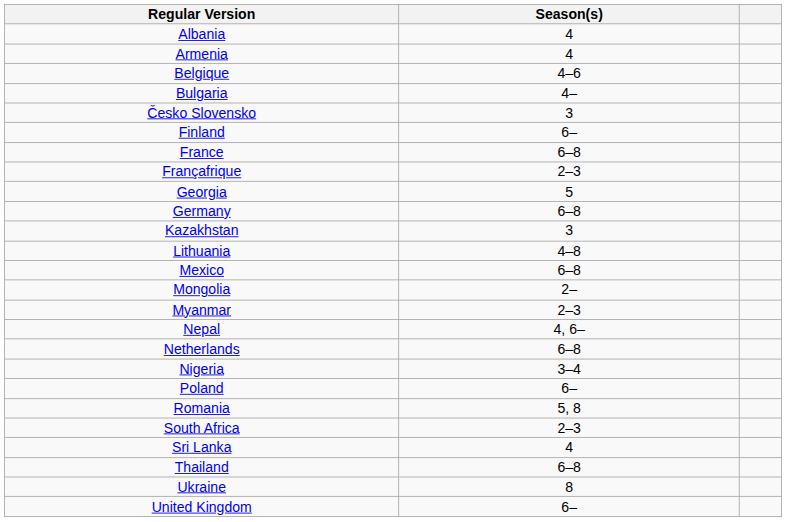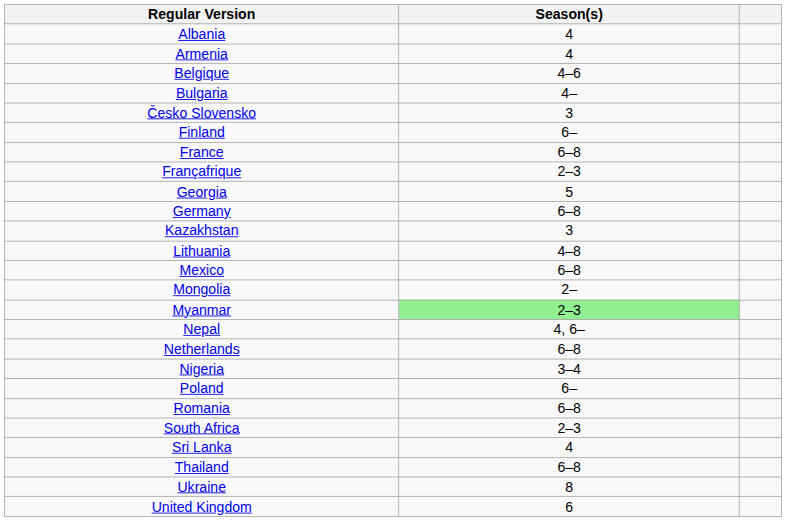(569, 310) no background -> (569, 310) lightgreen background
(569, 408) 5, 8 -> (569, 408) 6–8
(569, 507) 6– -> (569, 507) 6
